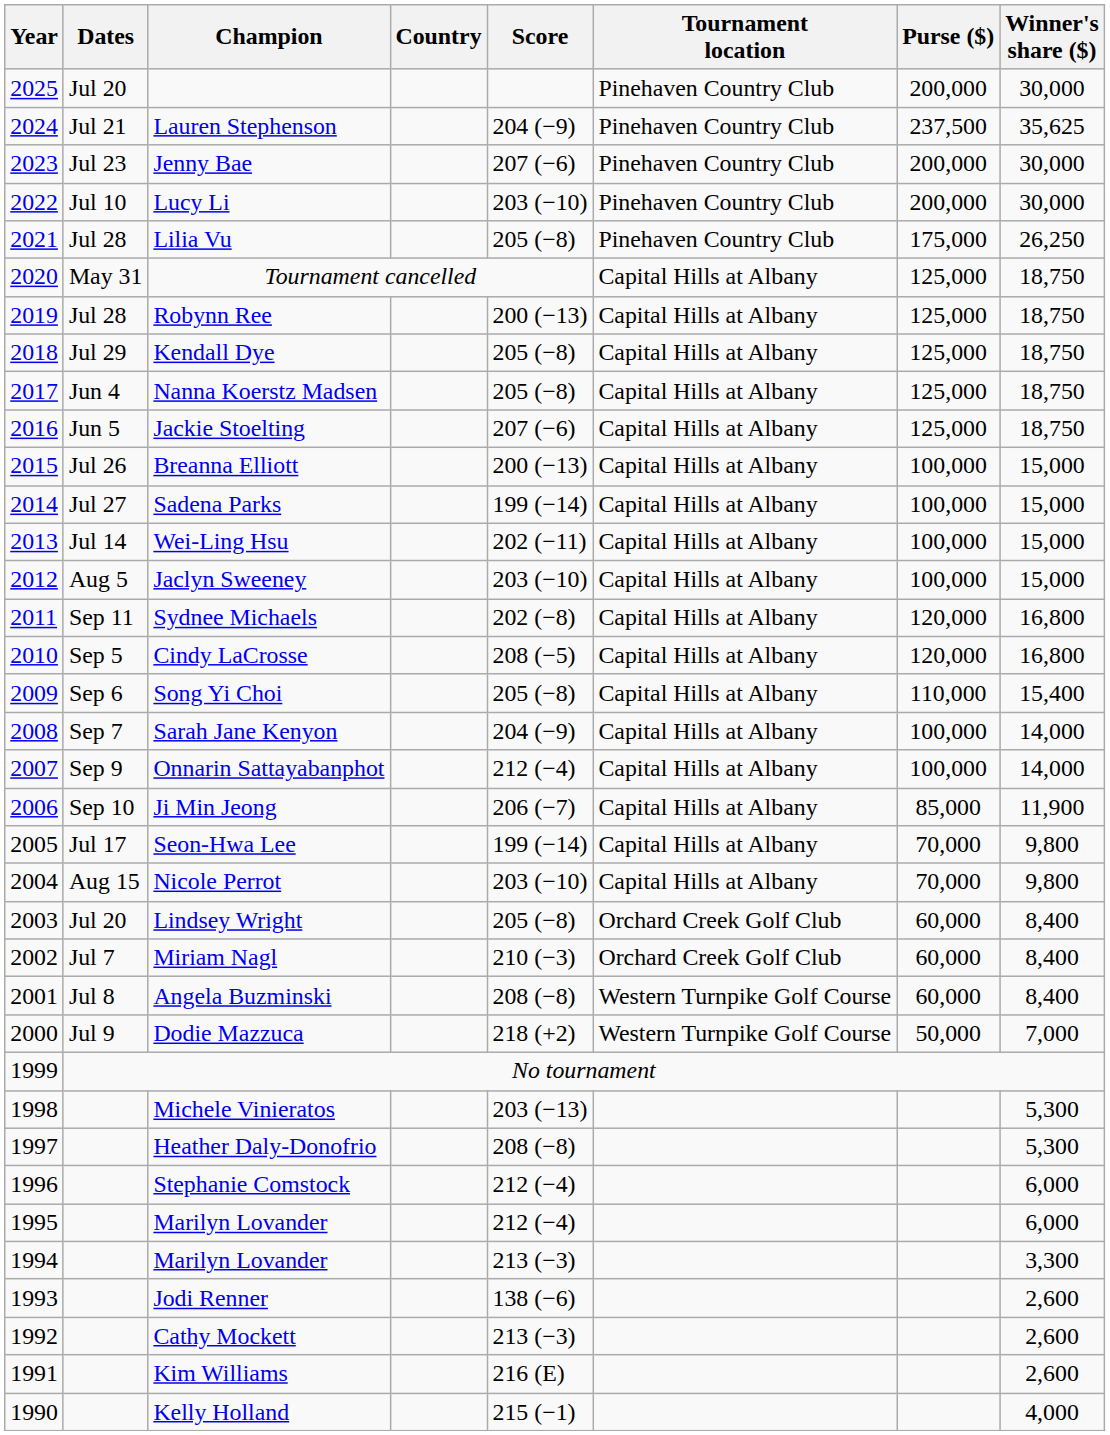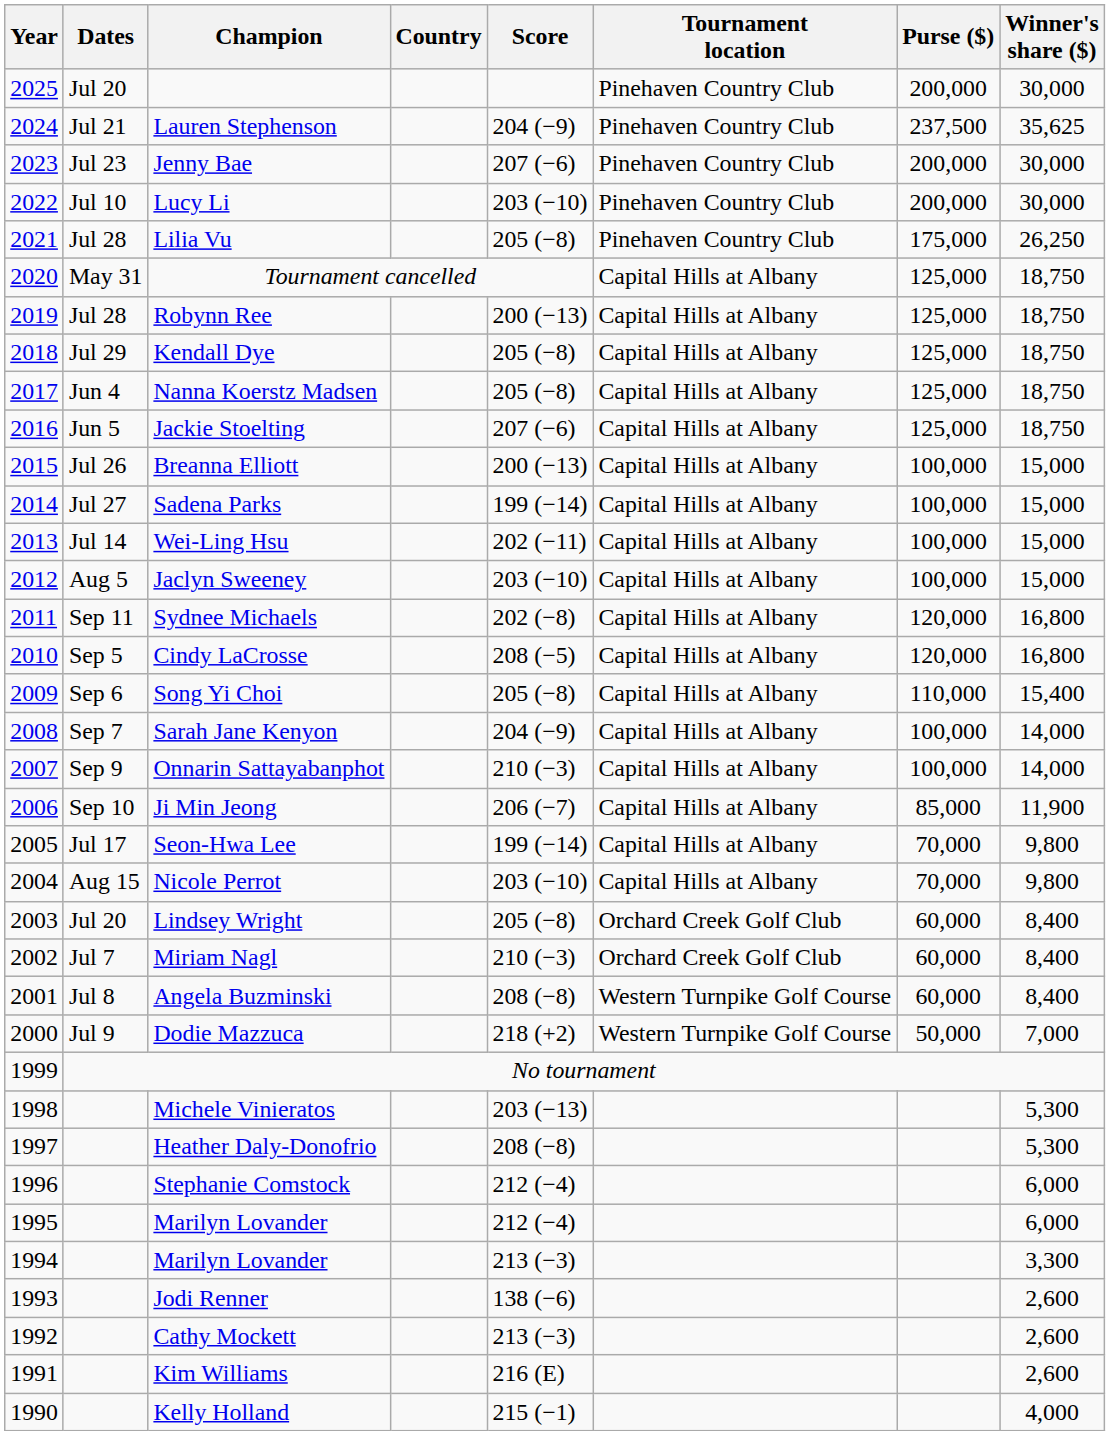(534, 768) 212 (−4) -> (534, 768) 210 (−3)
